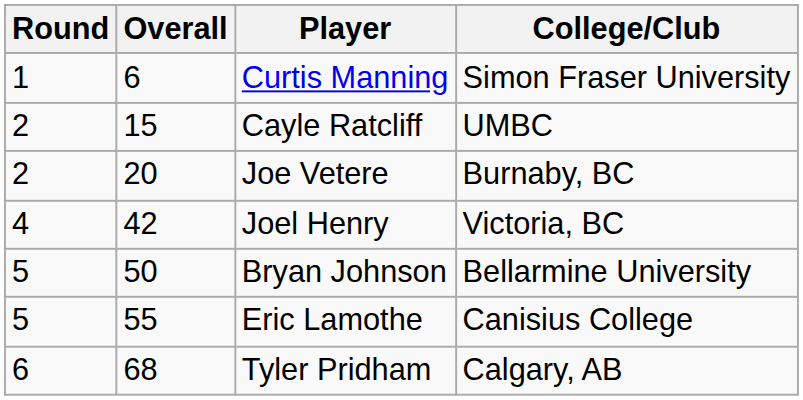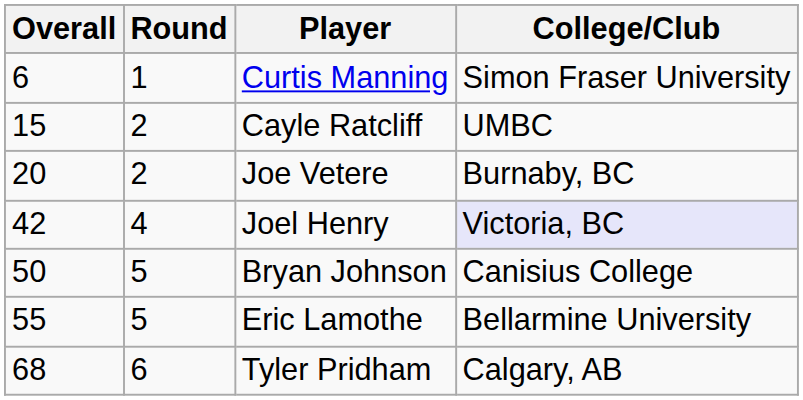columns swapped: (61, 28) <-> (176, 28)
(543, 223) no background -> (543, 223) lavender background
(607, 272) Bellarmine University -> (578, 272) Canisius College
(578, 321) Canisius College -> (607, 321) Bellarmine University
